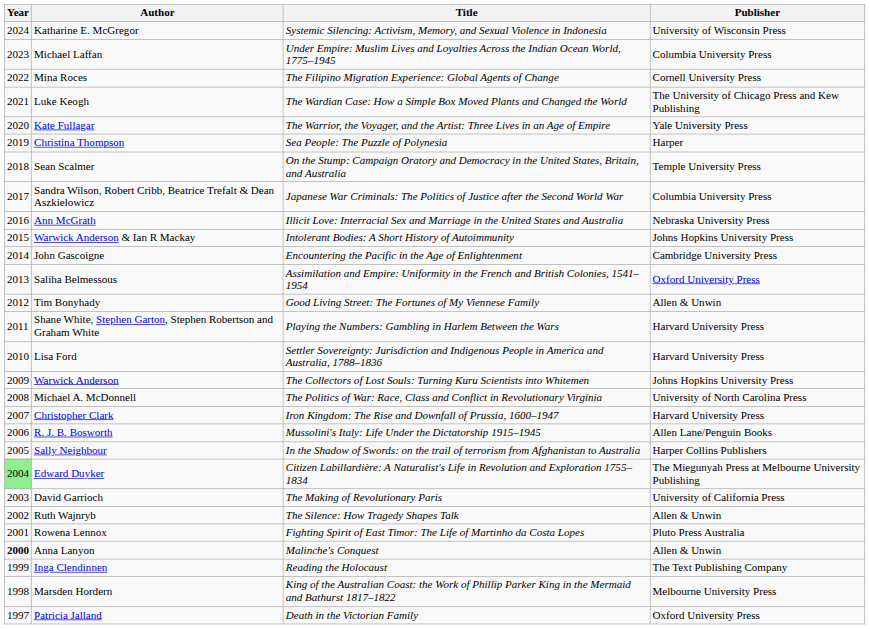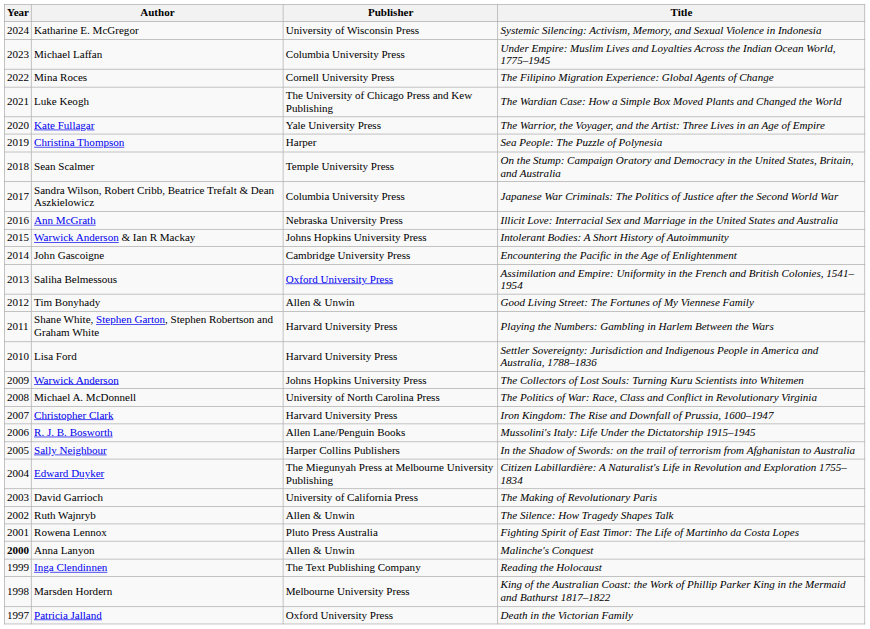columns swapped: (467, 13) <-> (757, 13)
(18, 474) lightgreen background -> (18, 474) no background
